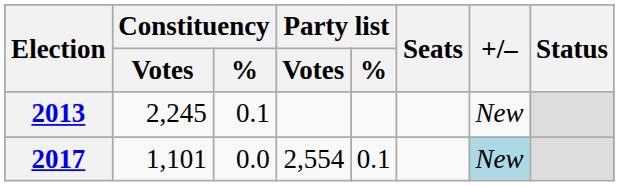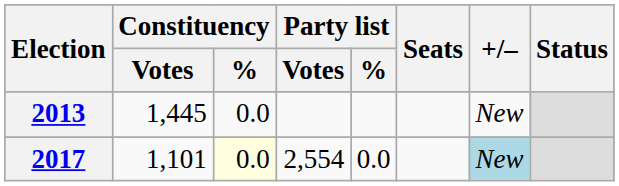(176, 113) 2,245 -> (176, 113) 1,445
(253, 113) 0.1 -> (253, 113) 0.0
(253, 157) no background -> (253, 157) lightyellow background
(374, 157) 0.1 -> (374, 157) 0.0
